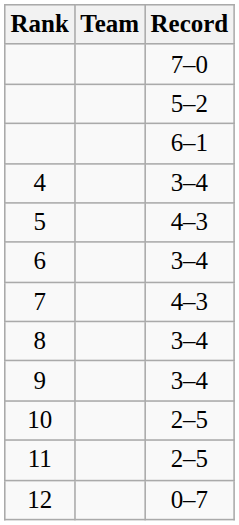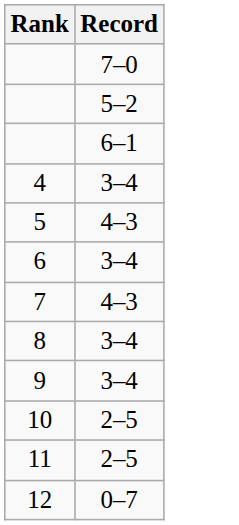- column: (110, 24)
